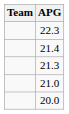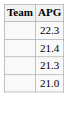- row: (50, 100)
